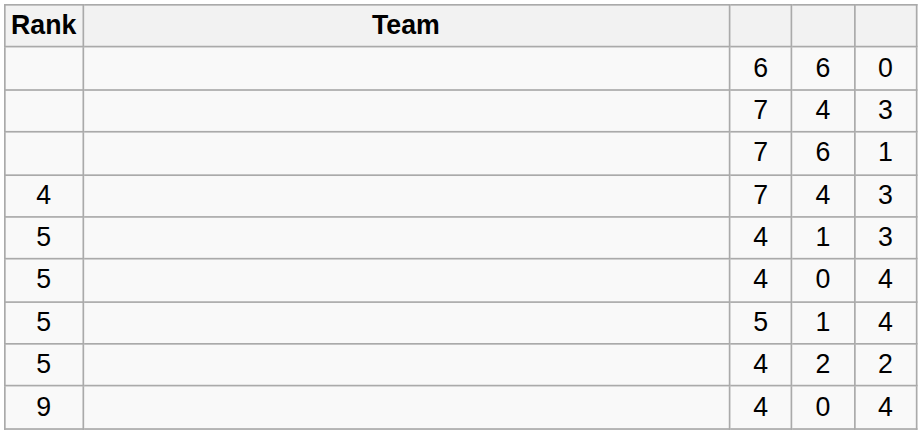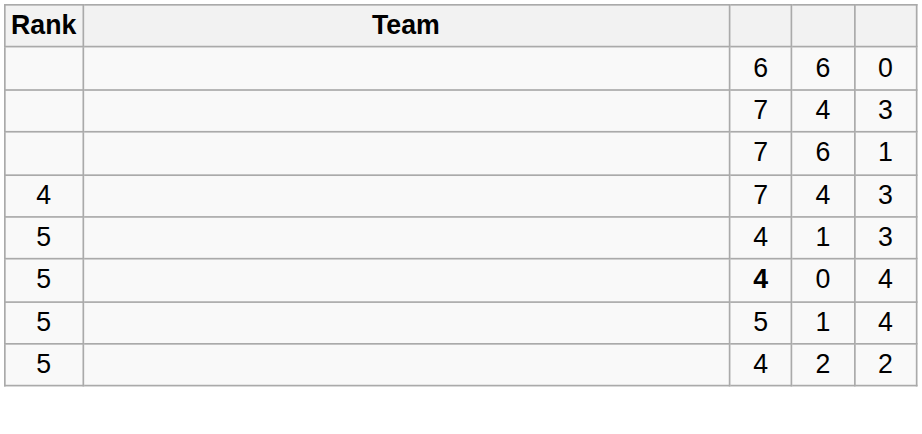(761, 279) normal -> (761, 279) bold
- row: (44, 407)
